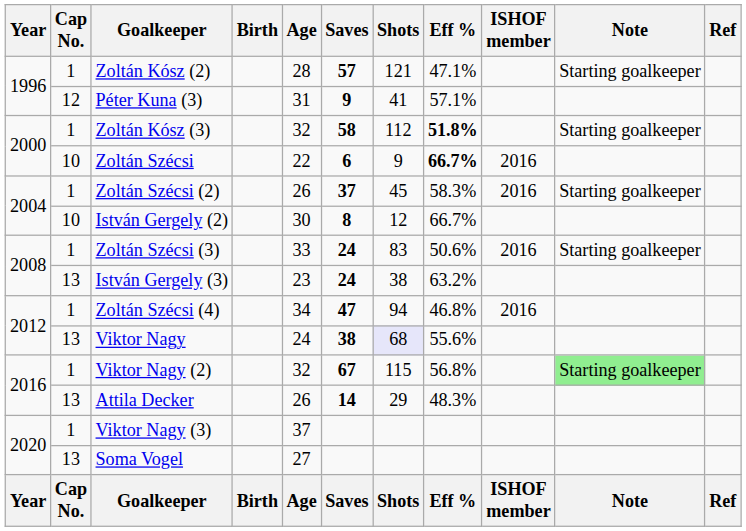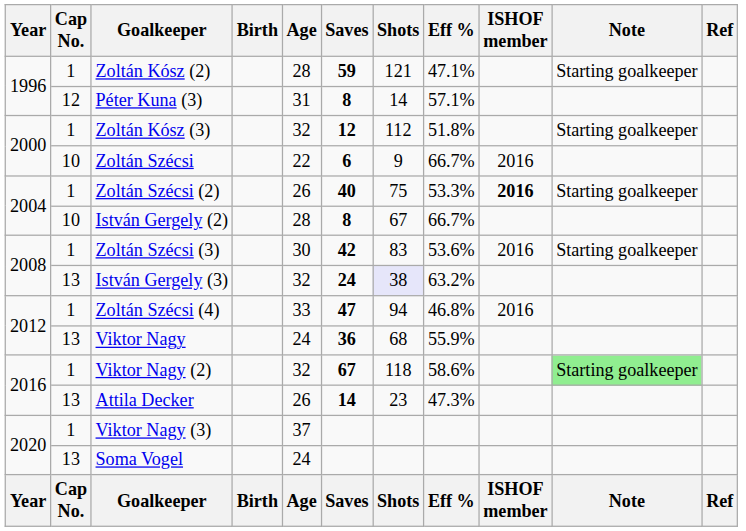(347, 71) 57 -> (347, 71) 59
(347, 101) 9 -> (347, 101) 8
(398, 101) 41 -> (398, 101) 14
(347, 131) 58 -> (347, 131) 12
(453, 131) bold -> (451, 131) normal
(453, 160) bold -> (451, 160) normal
(347, 190) 37 -> (347, 190) 40
(398, 190) 45 -> (398, 190) 75
(453, 190) 58.3% -> (451, 190) 53.3%
(518, 190) normal -> (515, 190) bold
(302, 220) 30 -> (302, 220) 28
(398, 220) 12 -> (398, 220) 67
(302, 250) 33 -> (302, 250) 30
(347, 250) 24 -> (347, 250) 42
(453, 250) 50.6% -> (451, 250) 53.6%
(302, 280) 23 -> (302, 280) 32
(398, 280) no background -> (398, 280) lavender background
(302, 310) 34 -> (302, 310) 33
(347, 340) 38 -> (347, 340) 36
(398, 340) lavender background -> (398, 340) no background
(453, 340) 55.6% -> (451, 340) 55.9%
(398, 370) 115 -> (398, 370) 118
(453, 370) 56.8% -> (451, 370) 58.6%
(398, 400) 29 -> (398, 400) 23
(453, 400) 48.3% -> (451, 400) 47.3%
(302, 460) 27 -> (302, 460) 24
